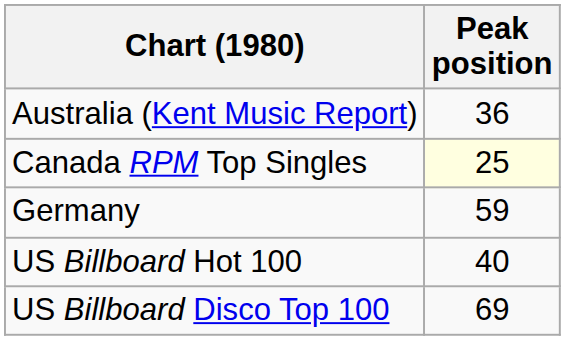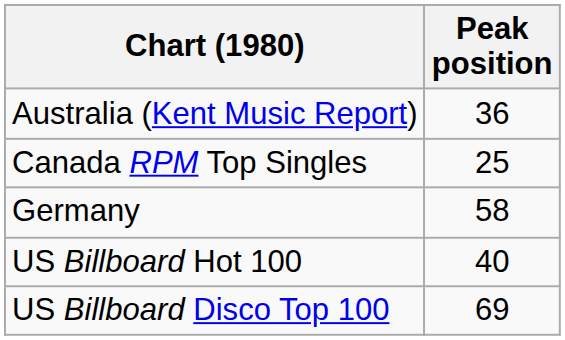(492, 162) lightyellow background -> (492, 162) no background
(492, 211) 59 -> (492, 211) 58
